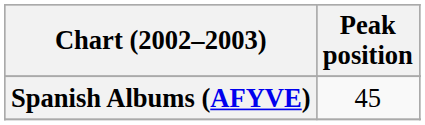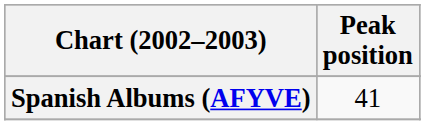(368, 97) 45 -> (368, 97) 41
